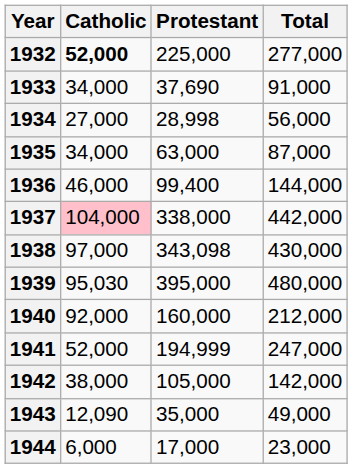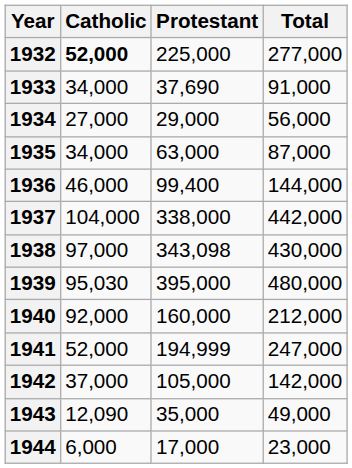(188, 119) 28,998 -> (188, 119) 29,000
(102, 217) pink background -> (102, 217) no background
(97, 381) 38,000 -> (97, 381) 37,000
